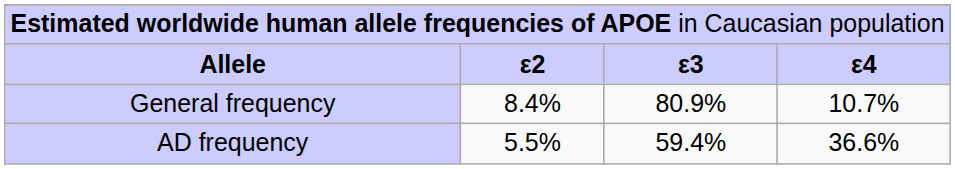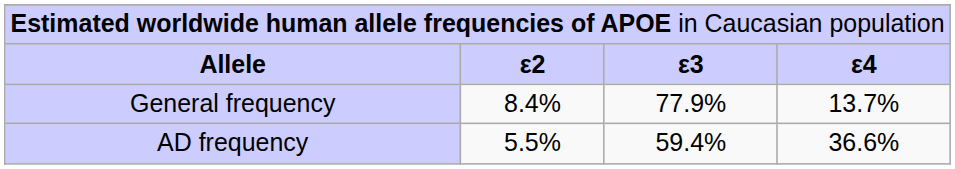(691, 103) 80.9% -> (691, 103) 77.9%
(864, 103) 10.7% -> (864, 103) 13.7%
